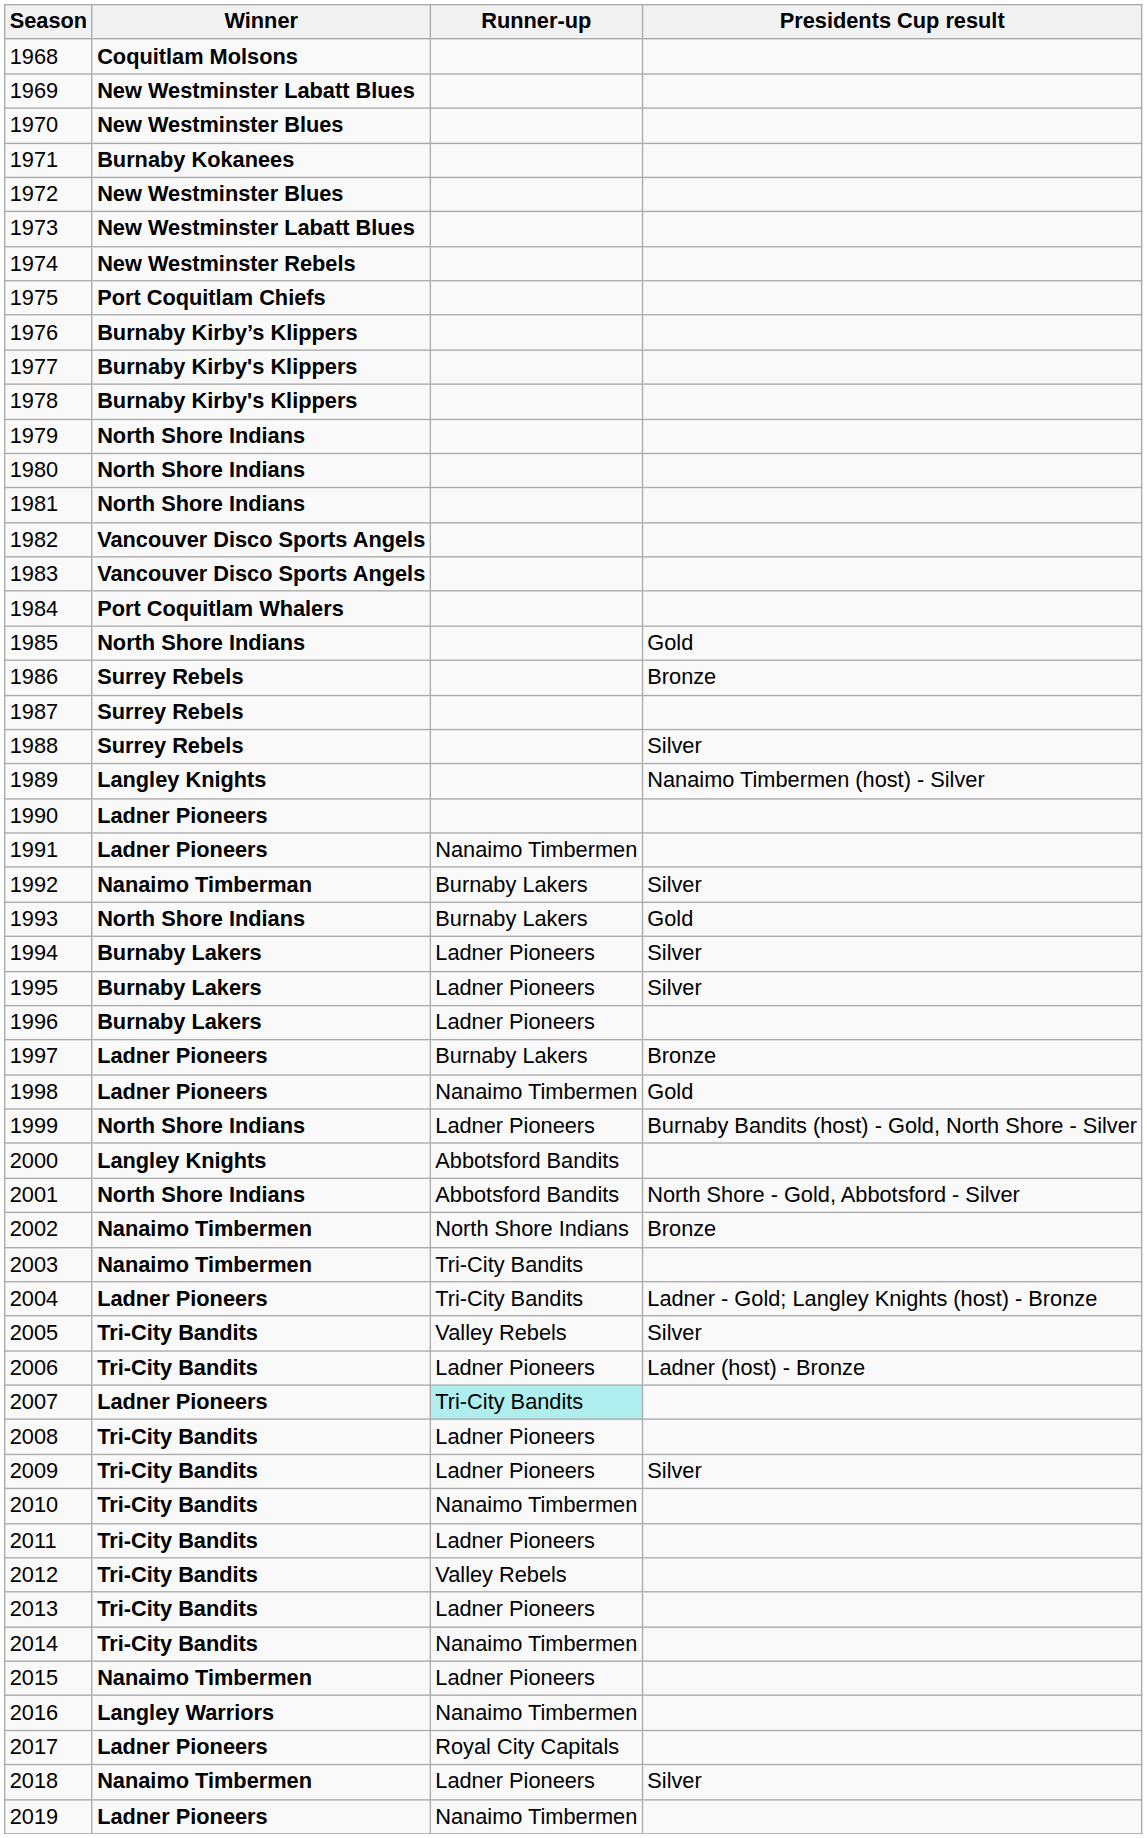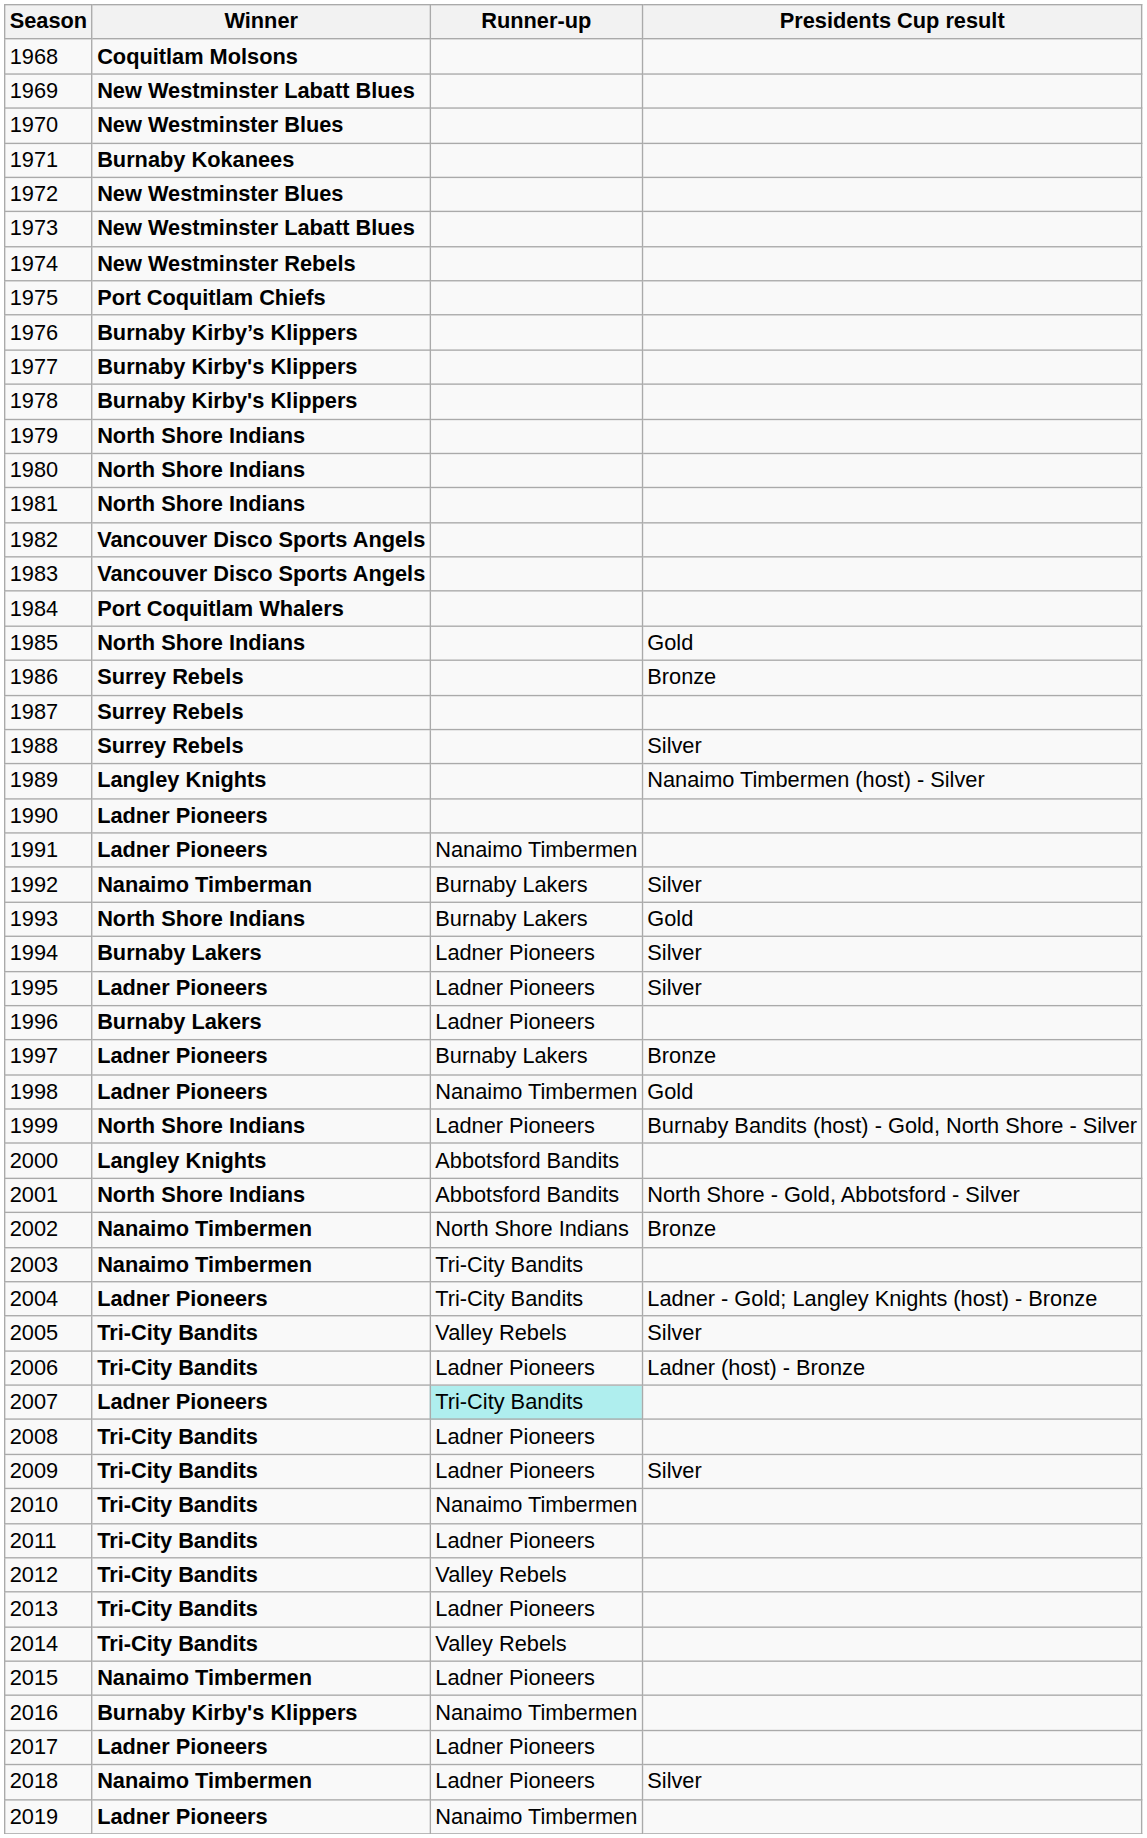(179, 988) Burnaby Lakers -> (182, 988) Ladner Pioneers
(536, 1643) Nanaimo Timbermen -> (501, 1643) Valley Rebels
(186, 1712) Langley Warriors -> (227, 1712) Burnaby Kirby's Klippers
(527, 1747) Royal City Capitals -> (515, 1747) Ladner Pioneers
